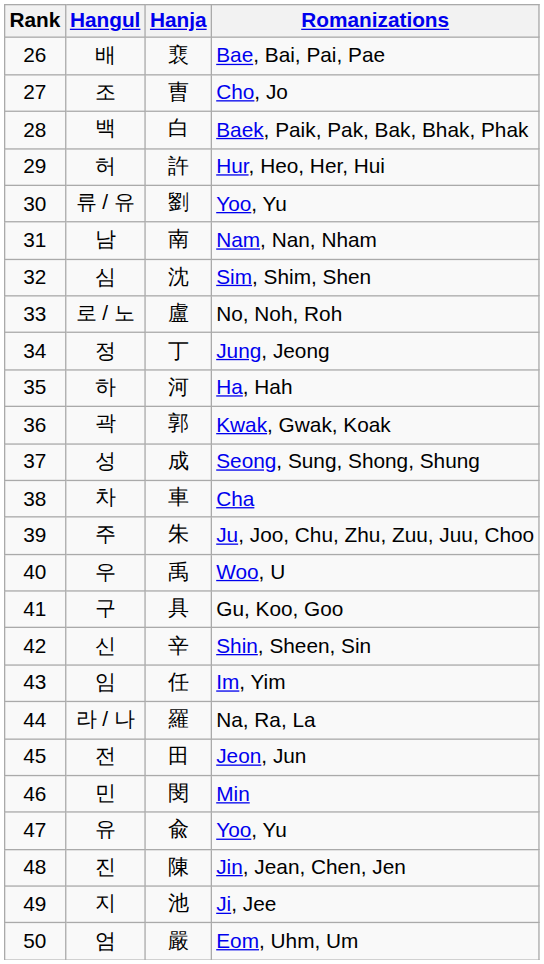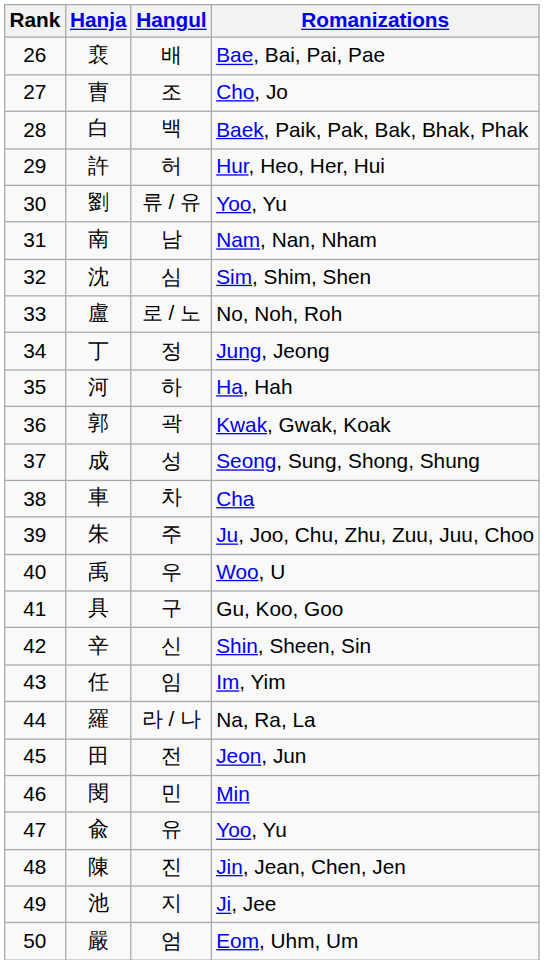columns swapped: (105, 20) <-> (178, 20)
